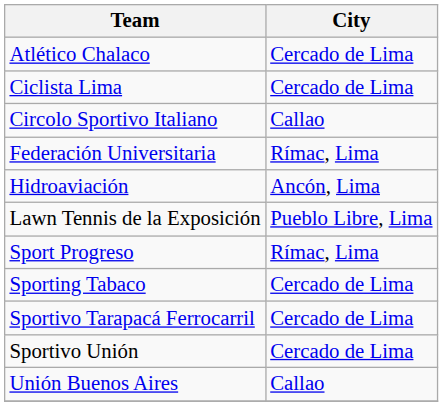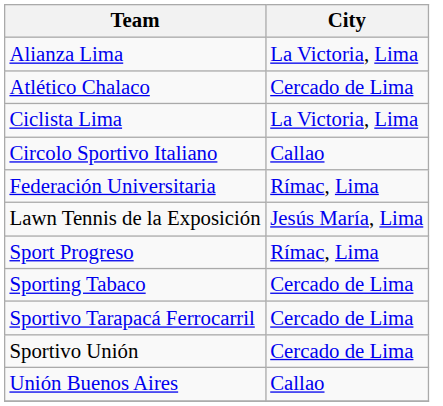+ row: (66, 53)
(342, 86) Cercado de Lima -> (344, 119) La Victoria, Lima
- row: (69, 185)
(351, 218) Pueblo Libre, Lima -> (347, 218) Jesús María, Lima
